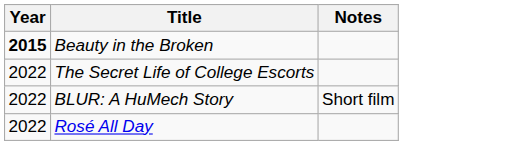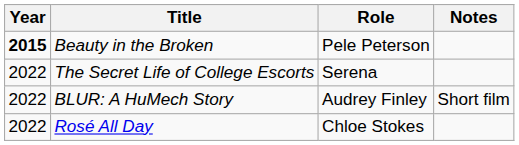+ column: (376, 18)
